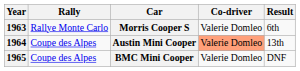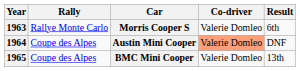(275, 43) 13th -> (276, 43) DNF
(276, 58) DNF -> (275, 58) 13th
